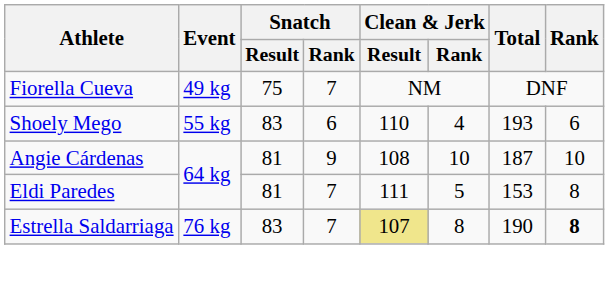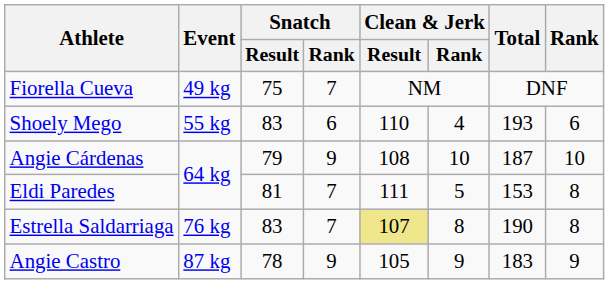(272, 158) 81 -> (272, 158) 79
(574, 226) bold -> (574, 226) normal
+ row: (65, 261)
